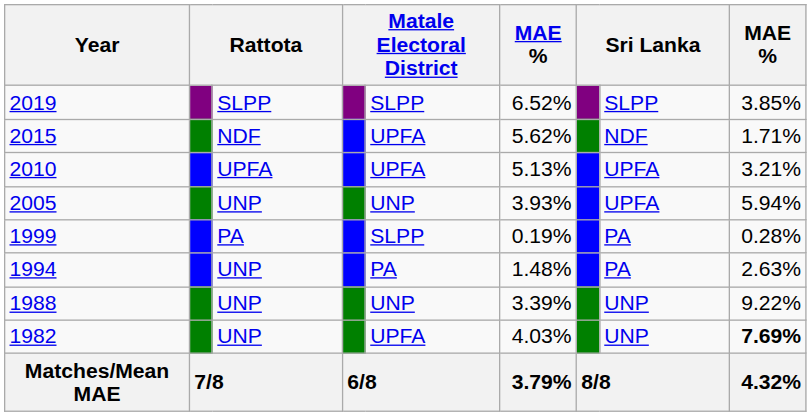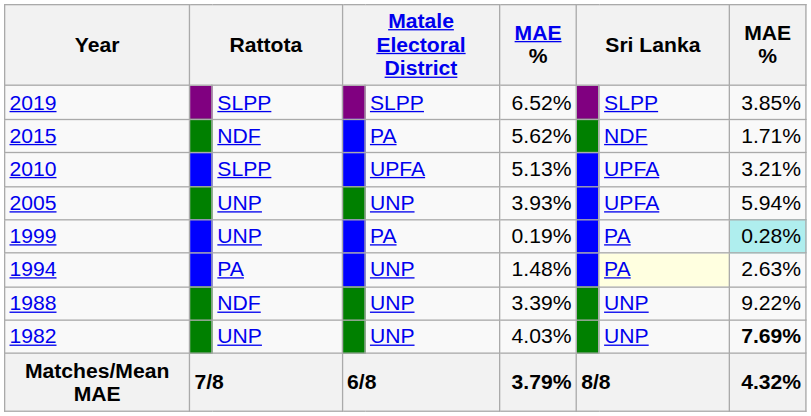(398, 135) UPFA -> (383, 135) PA
(245, 169) UPFA -> (244, 169) SLPP
(231, 236) PA -> (240, 236) UNP
(397, 236) SLPP -> (383, 236) PA
(771, 236) no background -> (771, 236) paleturquoise background
(240, 269) UNP -> (231, 269) PA
(384, 269) PA -> (392, 269) UNP
(618, 269) no background -> (617, 269) lightyellow background
(240, 303) UNP -> (239, 303) NDF
(398, 336) UPFA -> (392, 336) UNP
